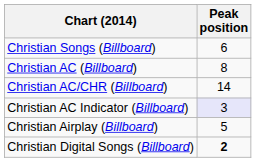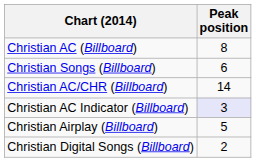rows swapped: (81, 48) <-> (72, 68)
(224, 147) bold -> (224, 147) normal
